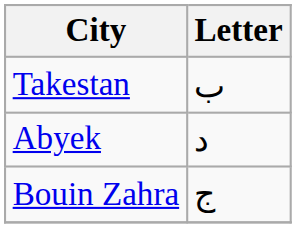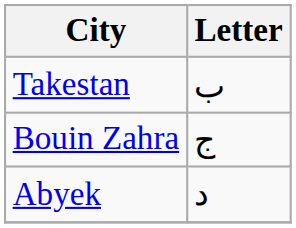rows swapped: (96, 193) <-> (57, 138)
